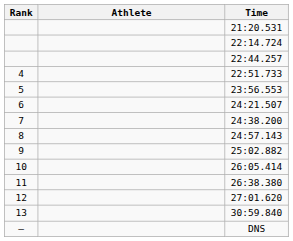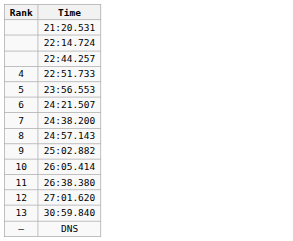- column: (132, 12)
